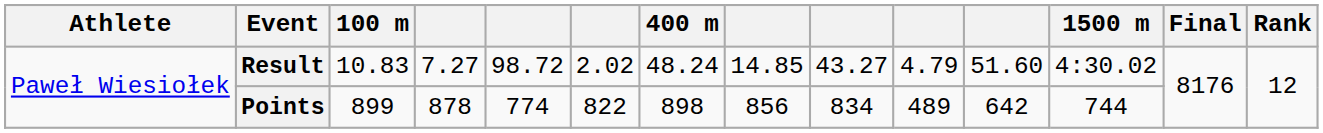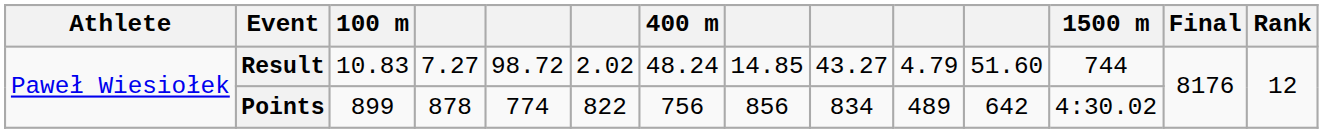(1106, 66) 4:30.02 -> (1106, 66) 744
(682, 107) 898 -> (682, 107) 756
(1106, 107) 744 -> (1106, 107) 4:30.02
